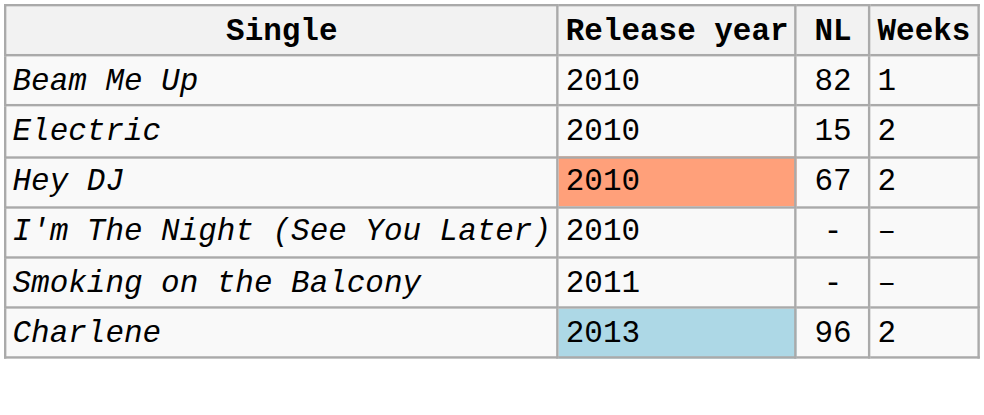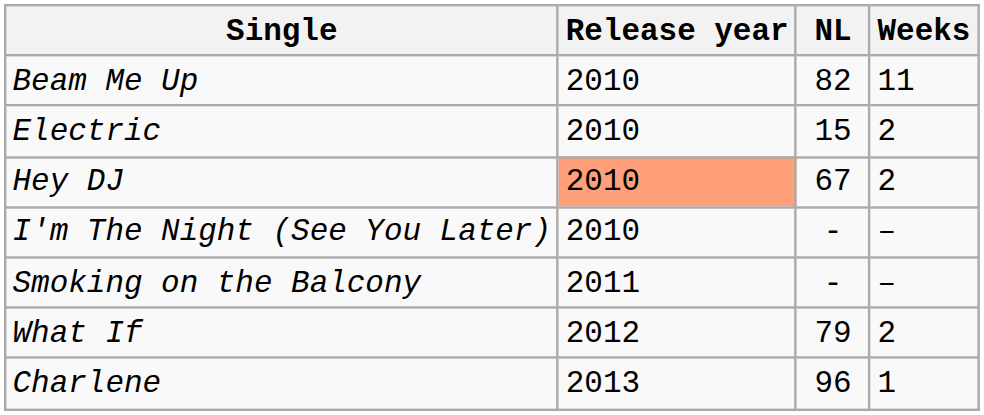(887, 81) 1 -> (896, 81) 11
+ row: (78, 333)
(603, 333) lightblue background -> (603, 383) no background
(887, 333) 2 -> (887, 383) 1
